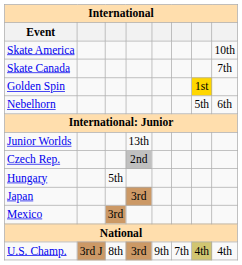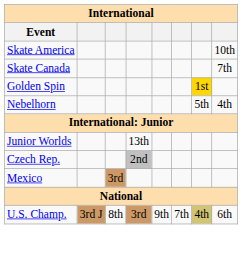(225, 104) 6th -> (225, 104) 4th
- row: (27, 178)
- row: (20, 196)
(225, 251) 4th -> (225, 214) 6th
